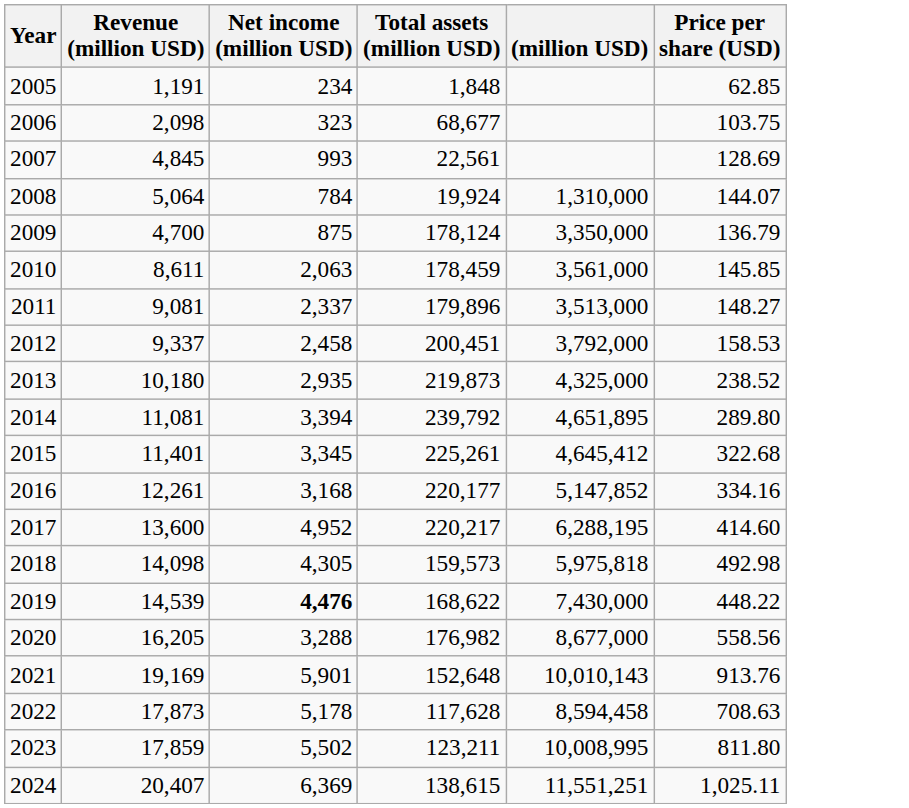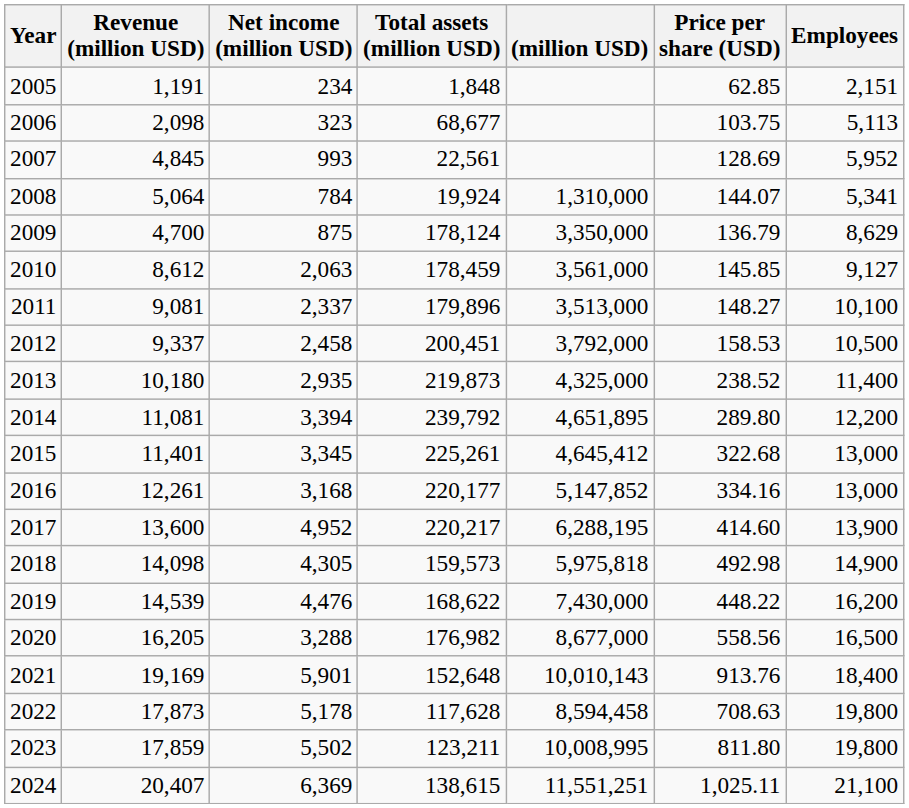+ column: (845, 35)
(179, 269) 8,611 -> (178, 269) 8,612
(326, 600) bold -> (326, 600) normal
